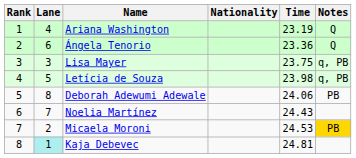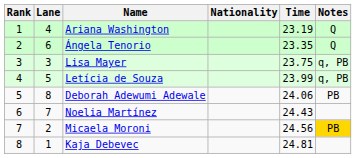(298, 46) 23.36 -> (298, 46) 23.35
(298, 79) 23.98 -> (298, 79) 23.99
(298, 128) 24.53 -> (298, 128) 24.56
(48, 145) paleturquoise background -> (48, 145) no background
